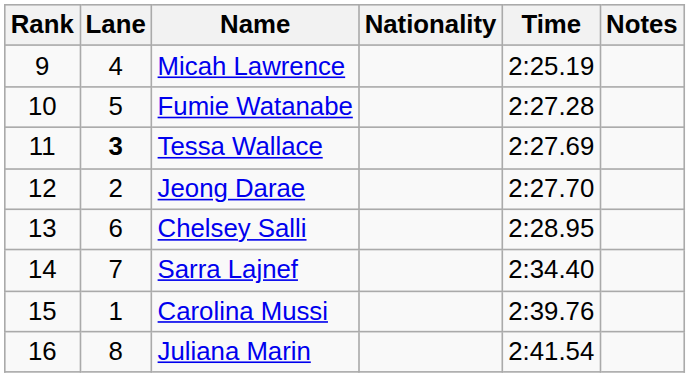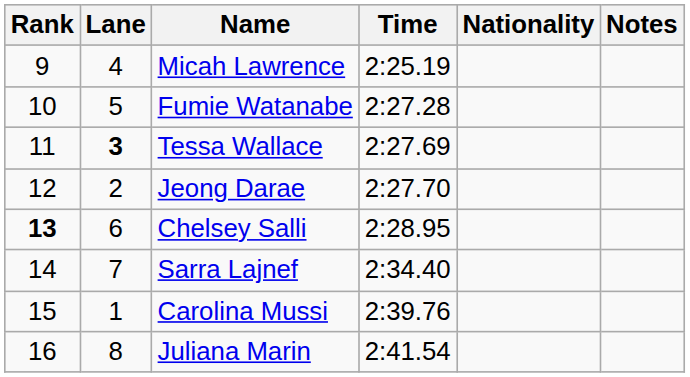columns swapped: (431, 24) <-> (551, 24)
(42, 229) normal -> (42, 229) bold
